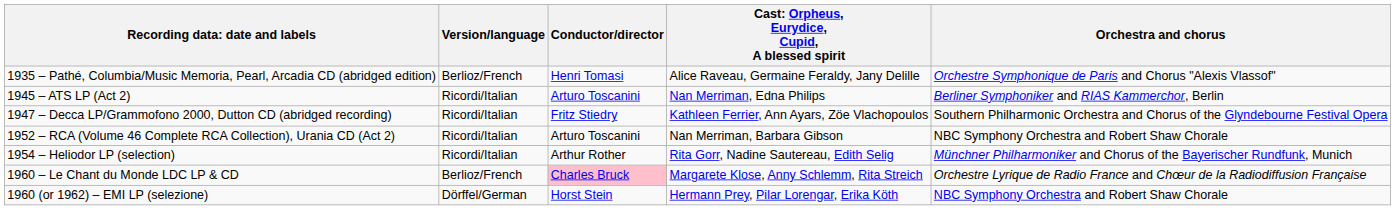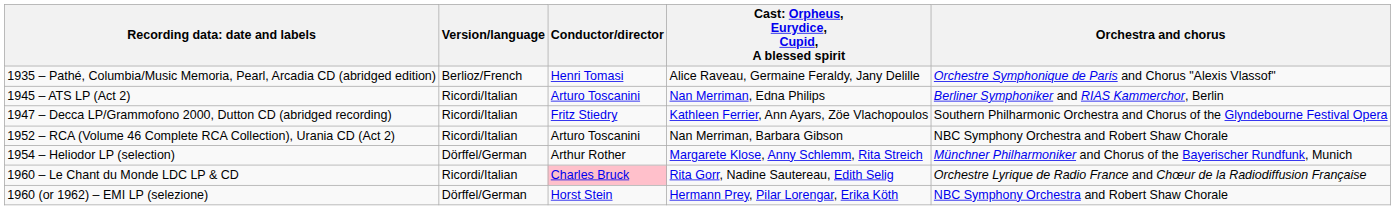(480, 155) Ricordi/Italian -> (484, 155) Dörffel/German
(782, 155) Rita Gorr, Nadine Sautereau, Edith Selig -> (796, 155) Margarete Klose, Anny Schlemm, Rita Streich
(482, 175) Berlioz/French -> (480, 175) Ricordi/Italian
(796, 175) Margarete Klose, Anny Schlemm, Rita Streich -> (782, 175) Rita Gorr, Nadine Sautereau, Edith Selig
